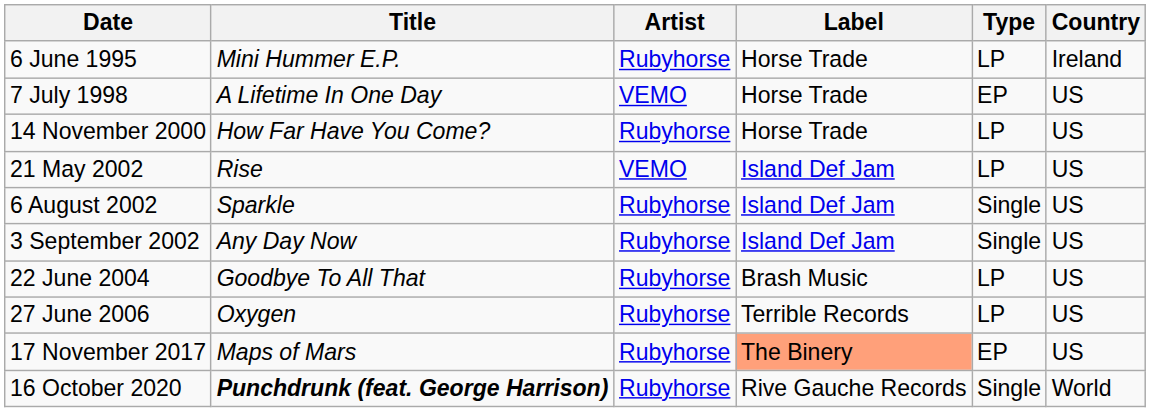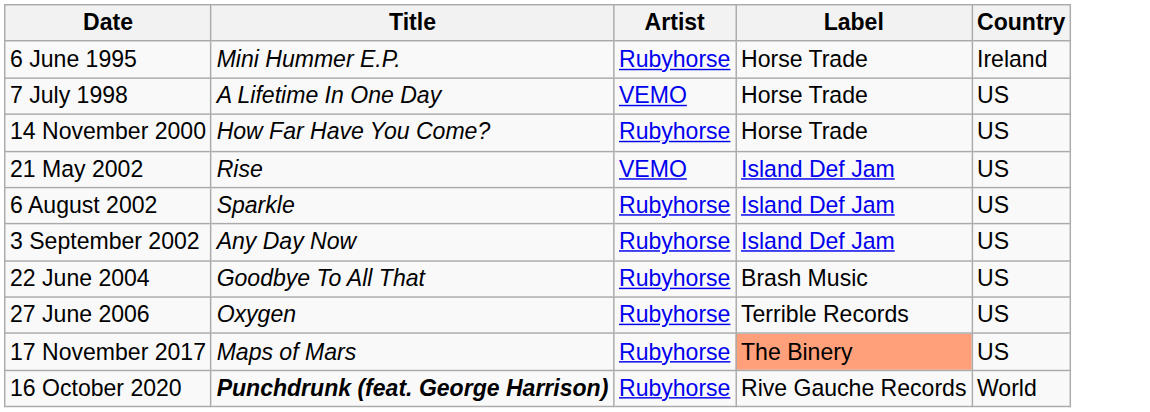- column: (1009, 22)
